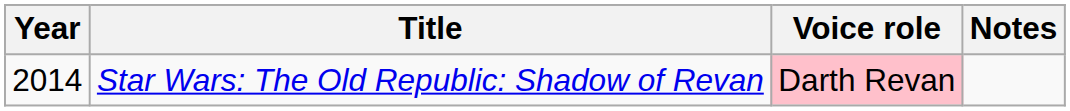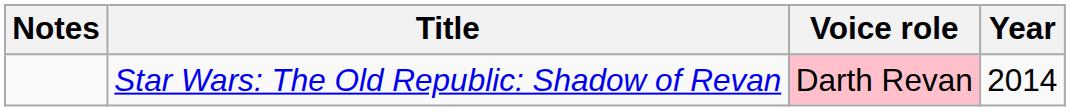columns swapped: (47, 29) <-> (1014, 29)
